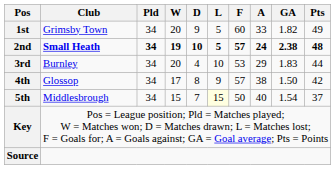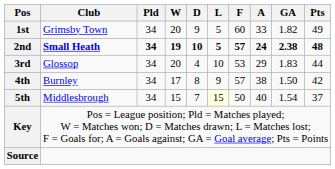(60, 64) Burnley -> (61, 64) Glossop
(61, 81) Glossop -> (60, 81) Burnley
